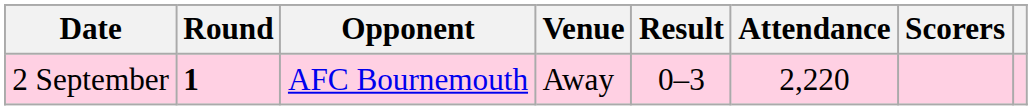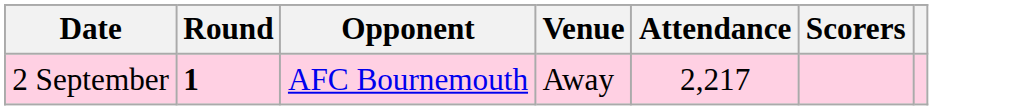- column: (681, 29)
(814, 78) 2,220 -> (715, 78) 2,217
